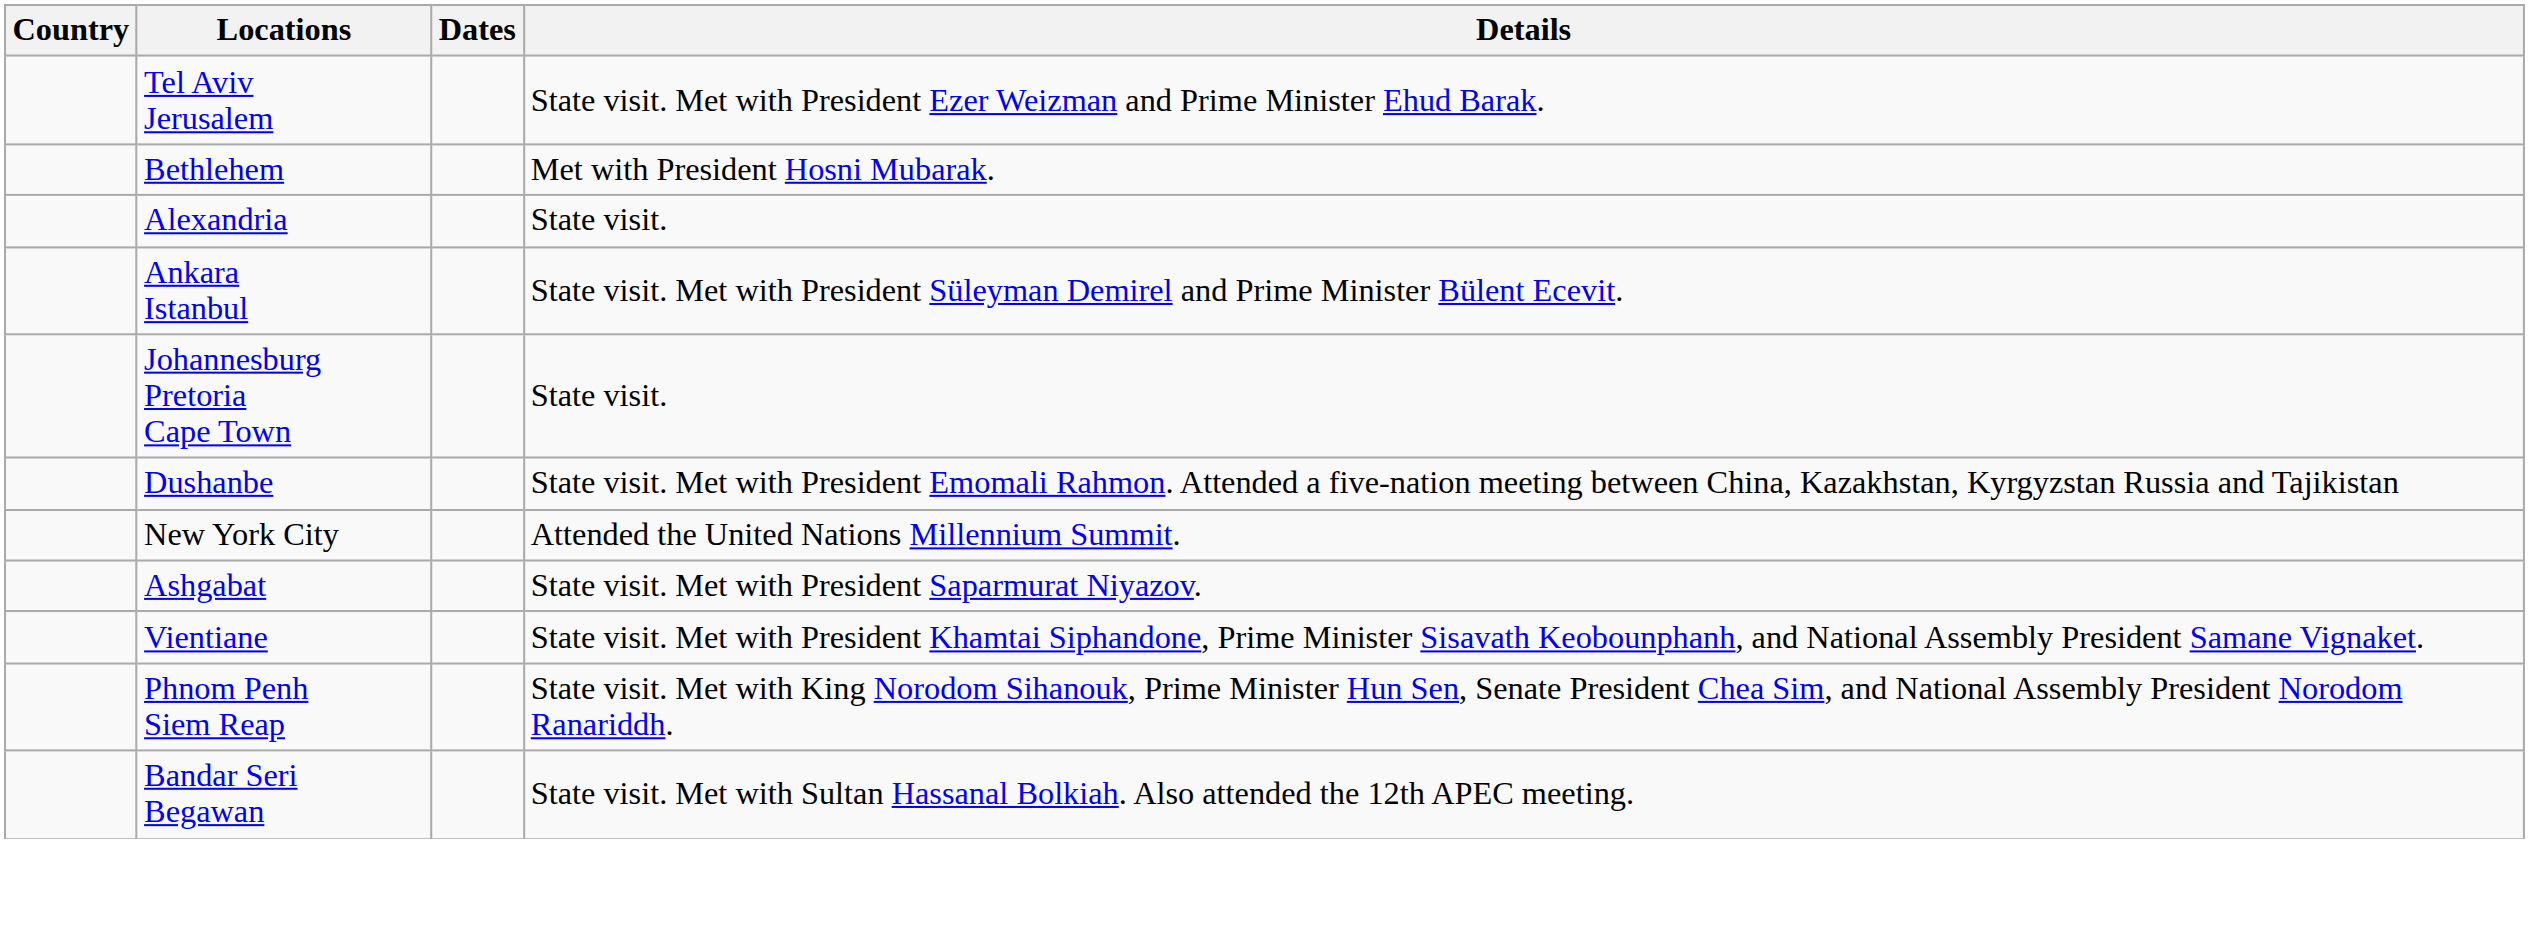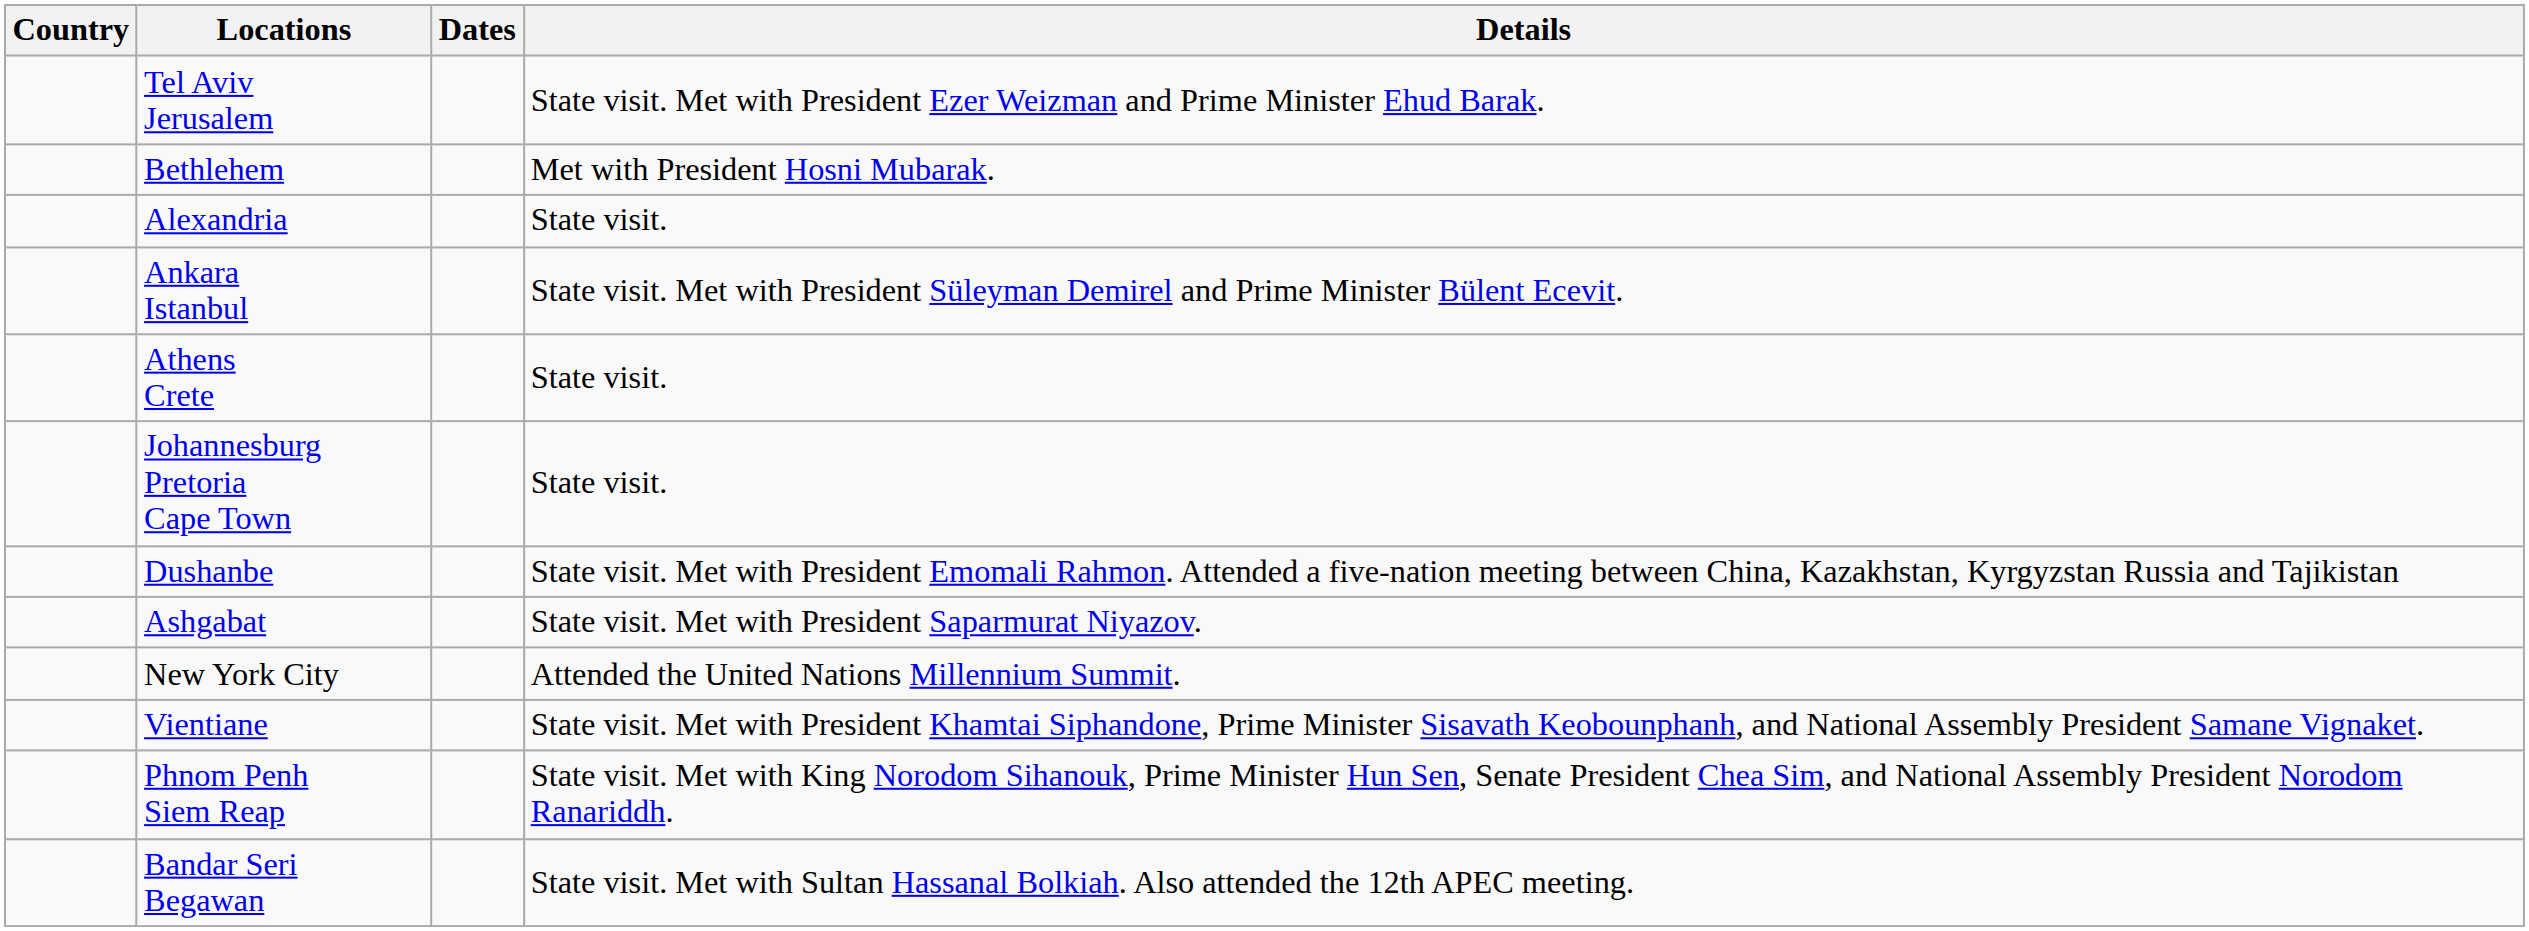+ row: (190, 377)
rows swapped: (205, 585) <-> (242, 534)
